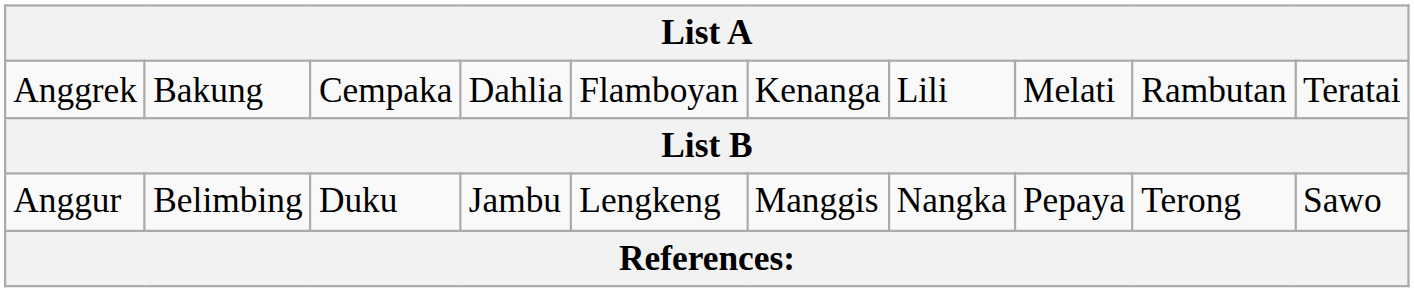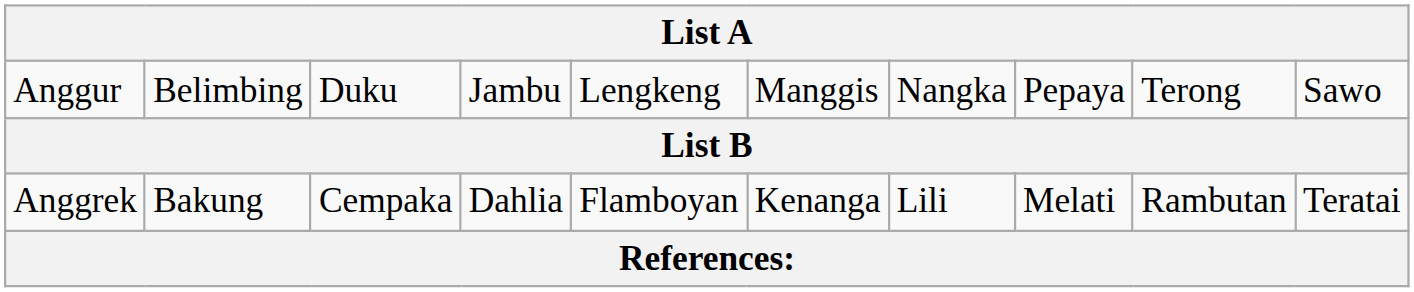rows swapped: (75, 88) <-> (67, 201)
